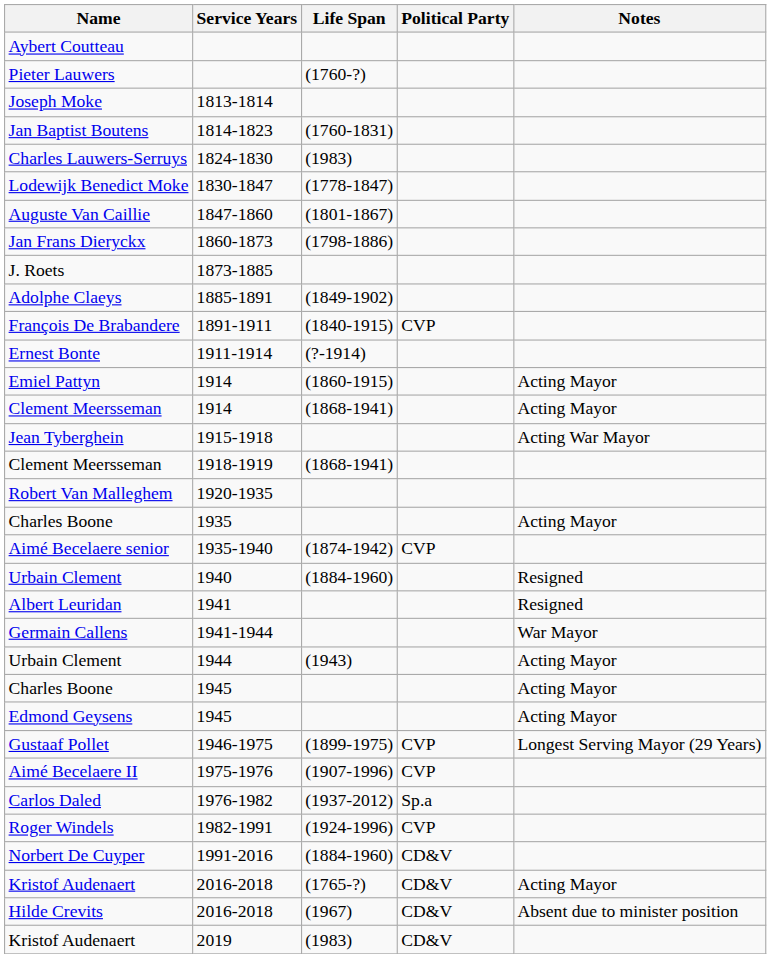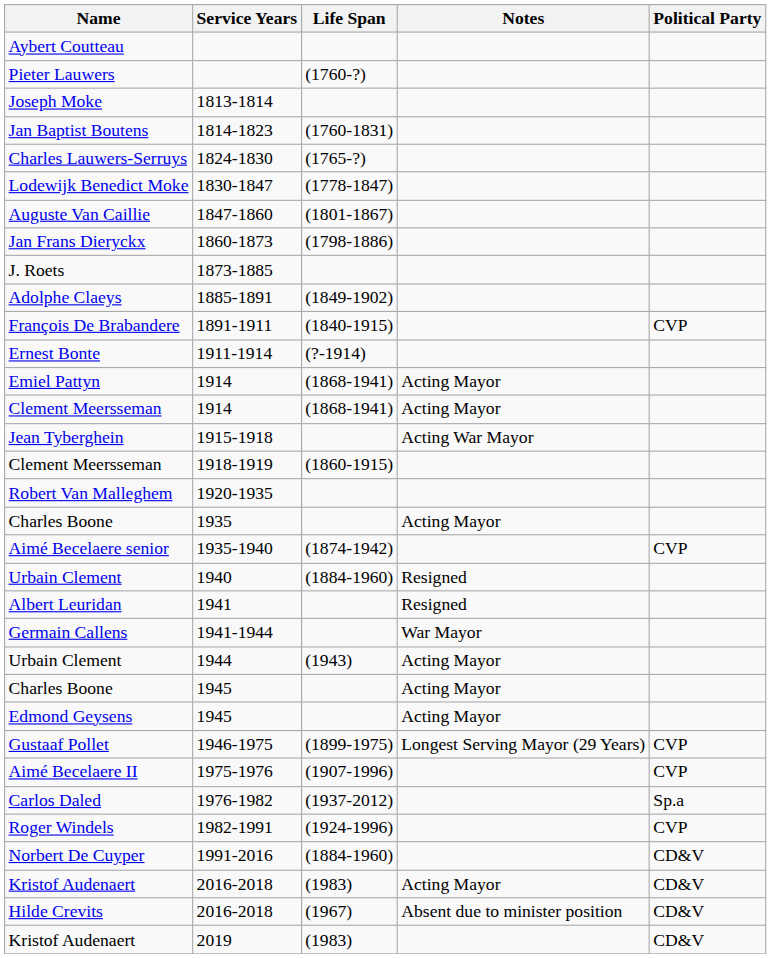columns swapped: (455, 18) <-> (639, 18)
(329, 158) (1983) -> (336, 158) (1765-?)
(349, 381) (1860-1915) -> (349, 381) (1868-1941)
(349, 465) (1868-1941) -> (349, 465) (1860-1915)
(336, 883) (1765-?) -> (329, 883) (1983)
